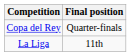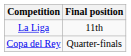rows swapped: (34, 43) <-> (34, 28)
